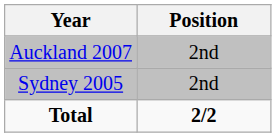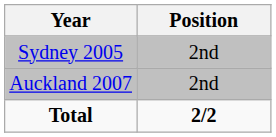rows swapped: (71, 83) <-> (71, 52)
